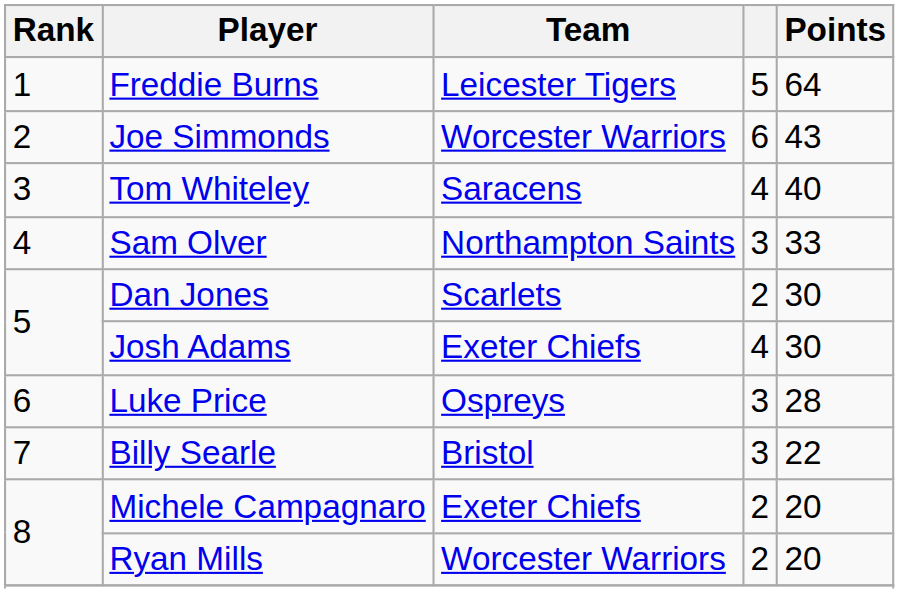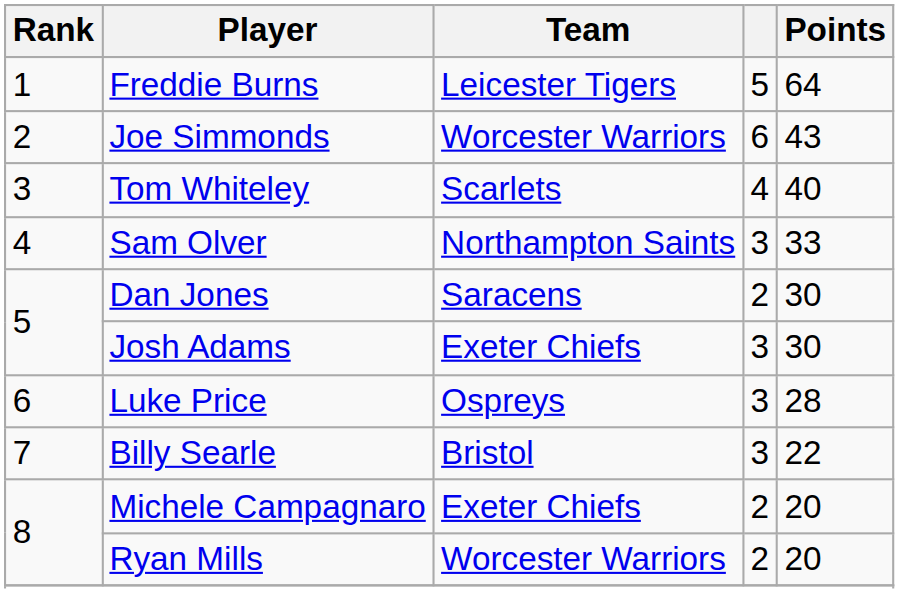(511, 189) Saracens -> (501, 189) Scarlets
(501, 294) Scarlets -> (511, 294) Saracens
(760, 347) 4 -> (760, 347) 3
